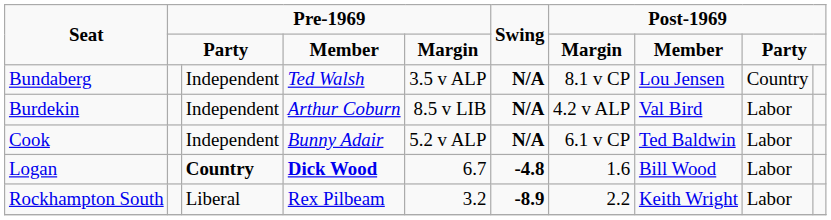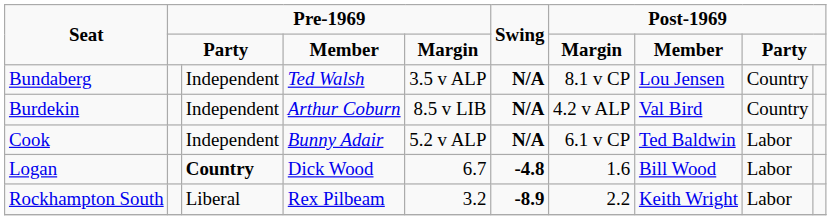(769, 109) Labor -> (778, 109) Country
(332, 169) bold -> (331, 169) normal
